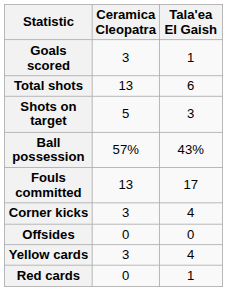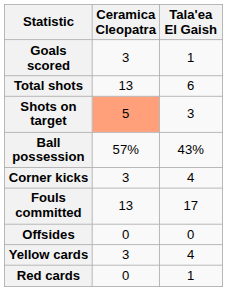(126, 114) no background -> (126, 114) lightsalmon background
rows swapped: (48, 213) <-> (48, 185)
